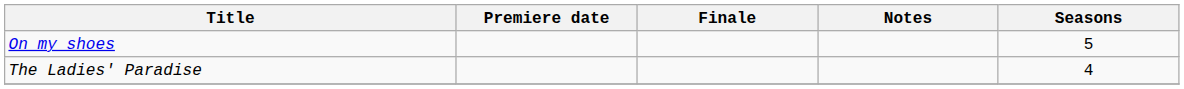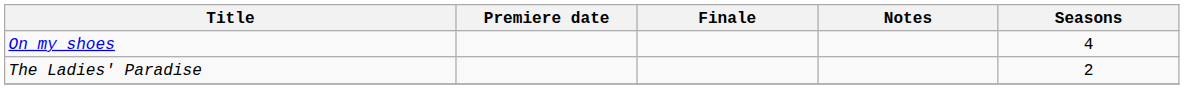(1089, 44) 5 -> (1089, 44) 4
(1089, 70) 4 -> (1089, 70) 2
